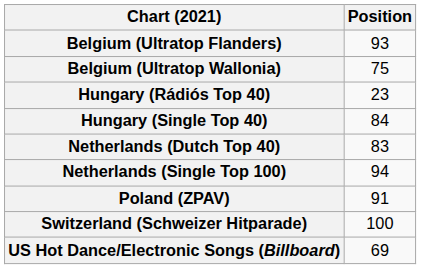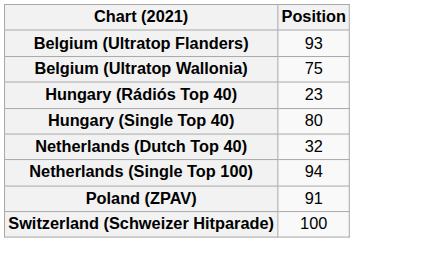(380, 120) 84 -> (314, 120) 80
(380, 146) 83 -> (314, 146) 32
- row: (174, 250)
